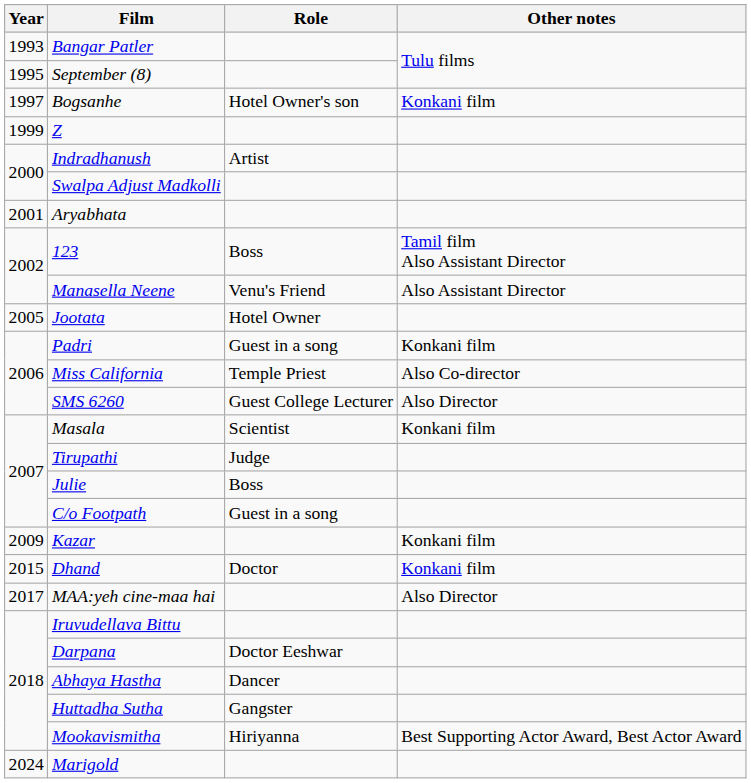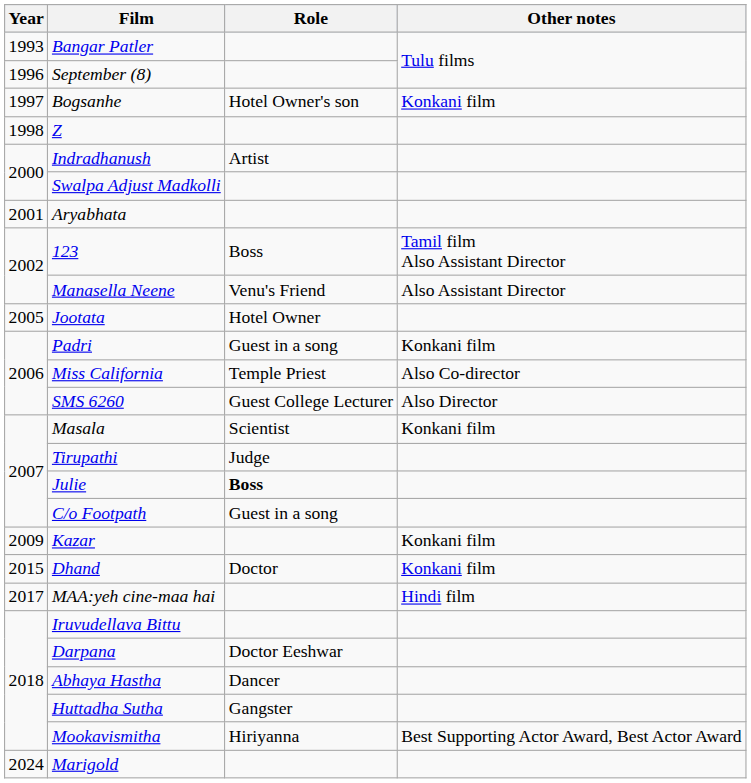(26, 74) 1995 -> (26, 74) 1996
(26, 130) 1999 -> (26, 130) 1998
(246, 484) normal -> (246, 484) bold
(449, 596) Also Director -> (438, 596) Hindi film
